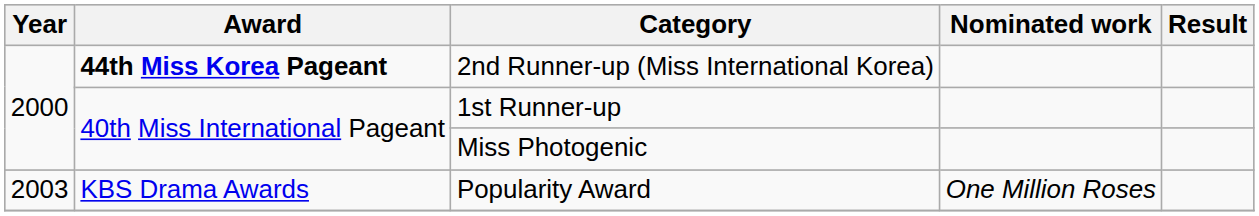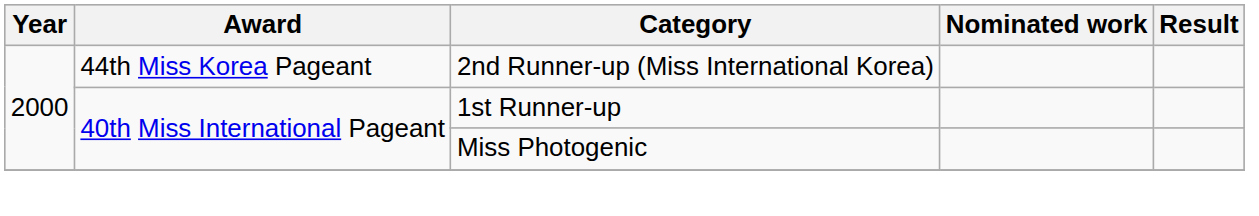(234, 66) bold -> (226, 66) normal
- row: (554, 189)
